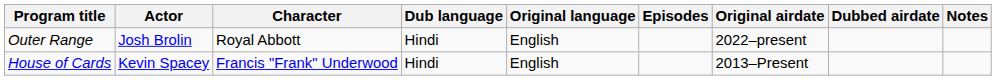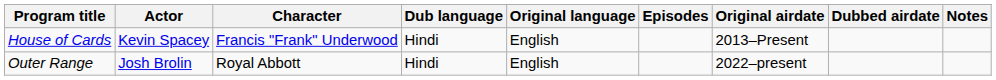rows swapped: (60, 63) <-> (50, 39)
